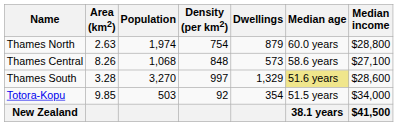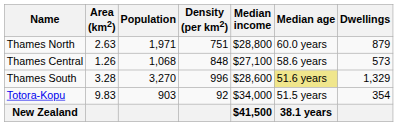columns swapped: (258, 20) <-> (371, 20)
(163, 44) 1,974 -> (163, 44) 1,971
(219, 44) 754 -> (219, 44) 751
(105, 61) 8.26 -> (105, 61) 1.26
(219, 78) 997 -> (219, 78) 996
(105, 95) 9.85 -> (105, 95) 9.83
(167, 95) 503 -> (167, 95) 903
